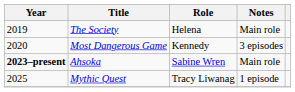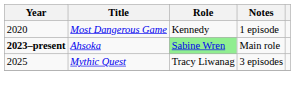- row: (94, 29)
(261, 45) 3 episodes -> (259, 29) 1 episode
(198, 62) no background -> (198, 45) lightgreen background
(259, 78) 1 episode -> (261, 62) 3 episodes
